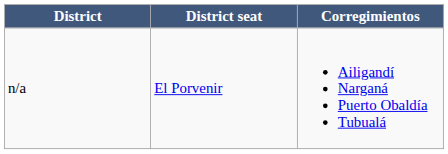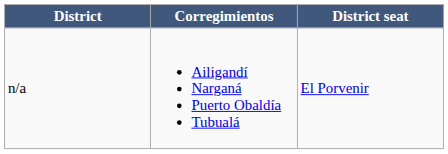columns swapped: (370, 16) <-> (224, 16)
